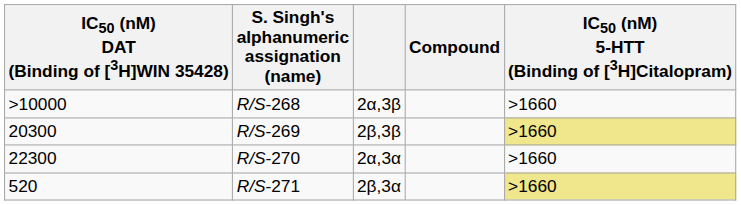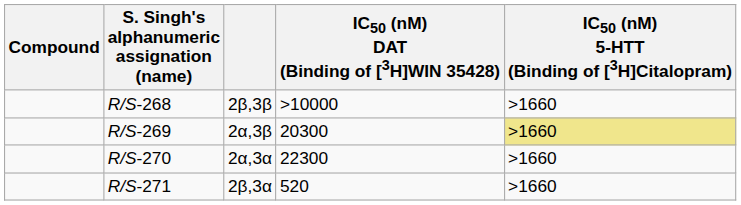columns swapped: (455, 47) <-> (119, 47)
(379, 103) 2α,3β -> (250, 103) 2β,3β
(379, 131) 2β,3β -> (250, 131) 2α,3β
(532, 186) khaki background -> (532, 186) no background
